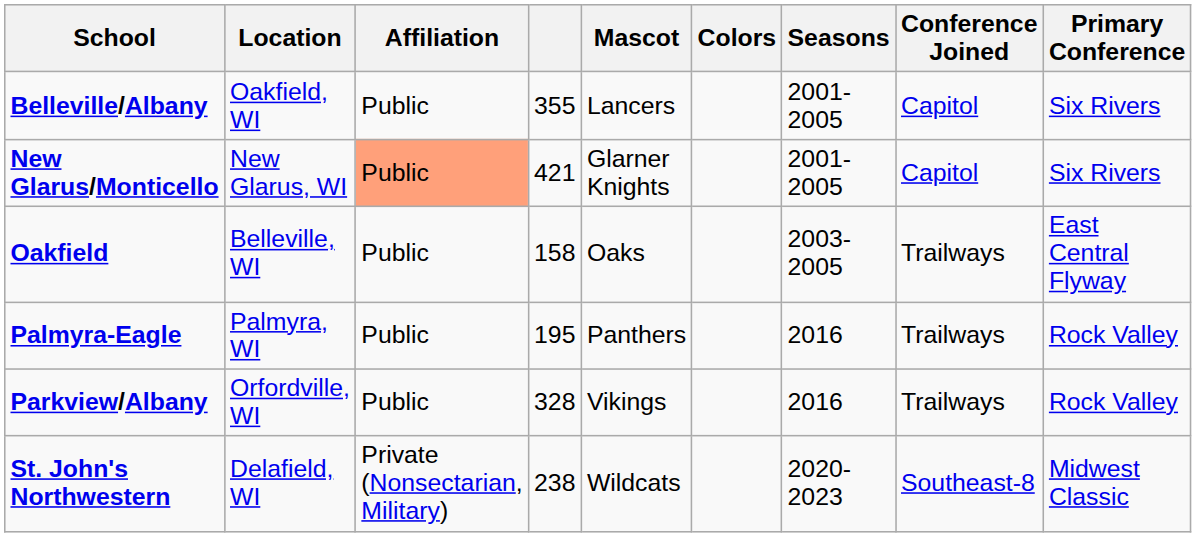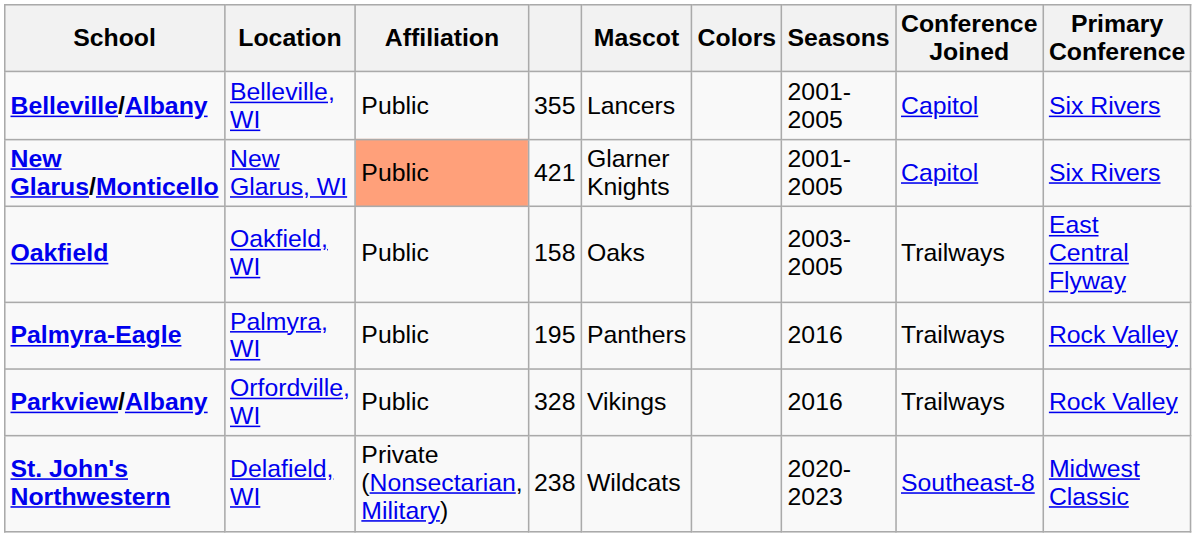(279, 105) Oakfield, WI -> (282, 105) Belleville, WI
(282, 253) Belleville, WI -> (279, 253) Oakfield, WI
